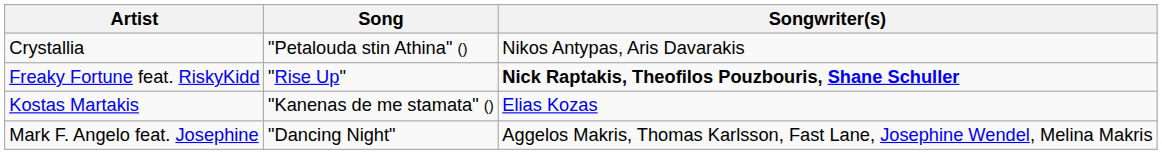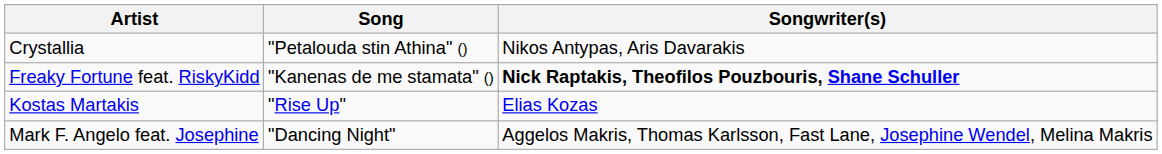(307, 76) "Rise Up" -> (381, 76) "Kanenas de me stamata" ()
(381, 105) "Kanenas de me stamata" () -> (307, 105) "Rise Up"
